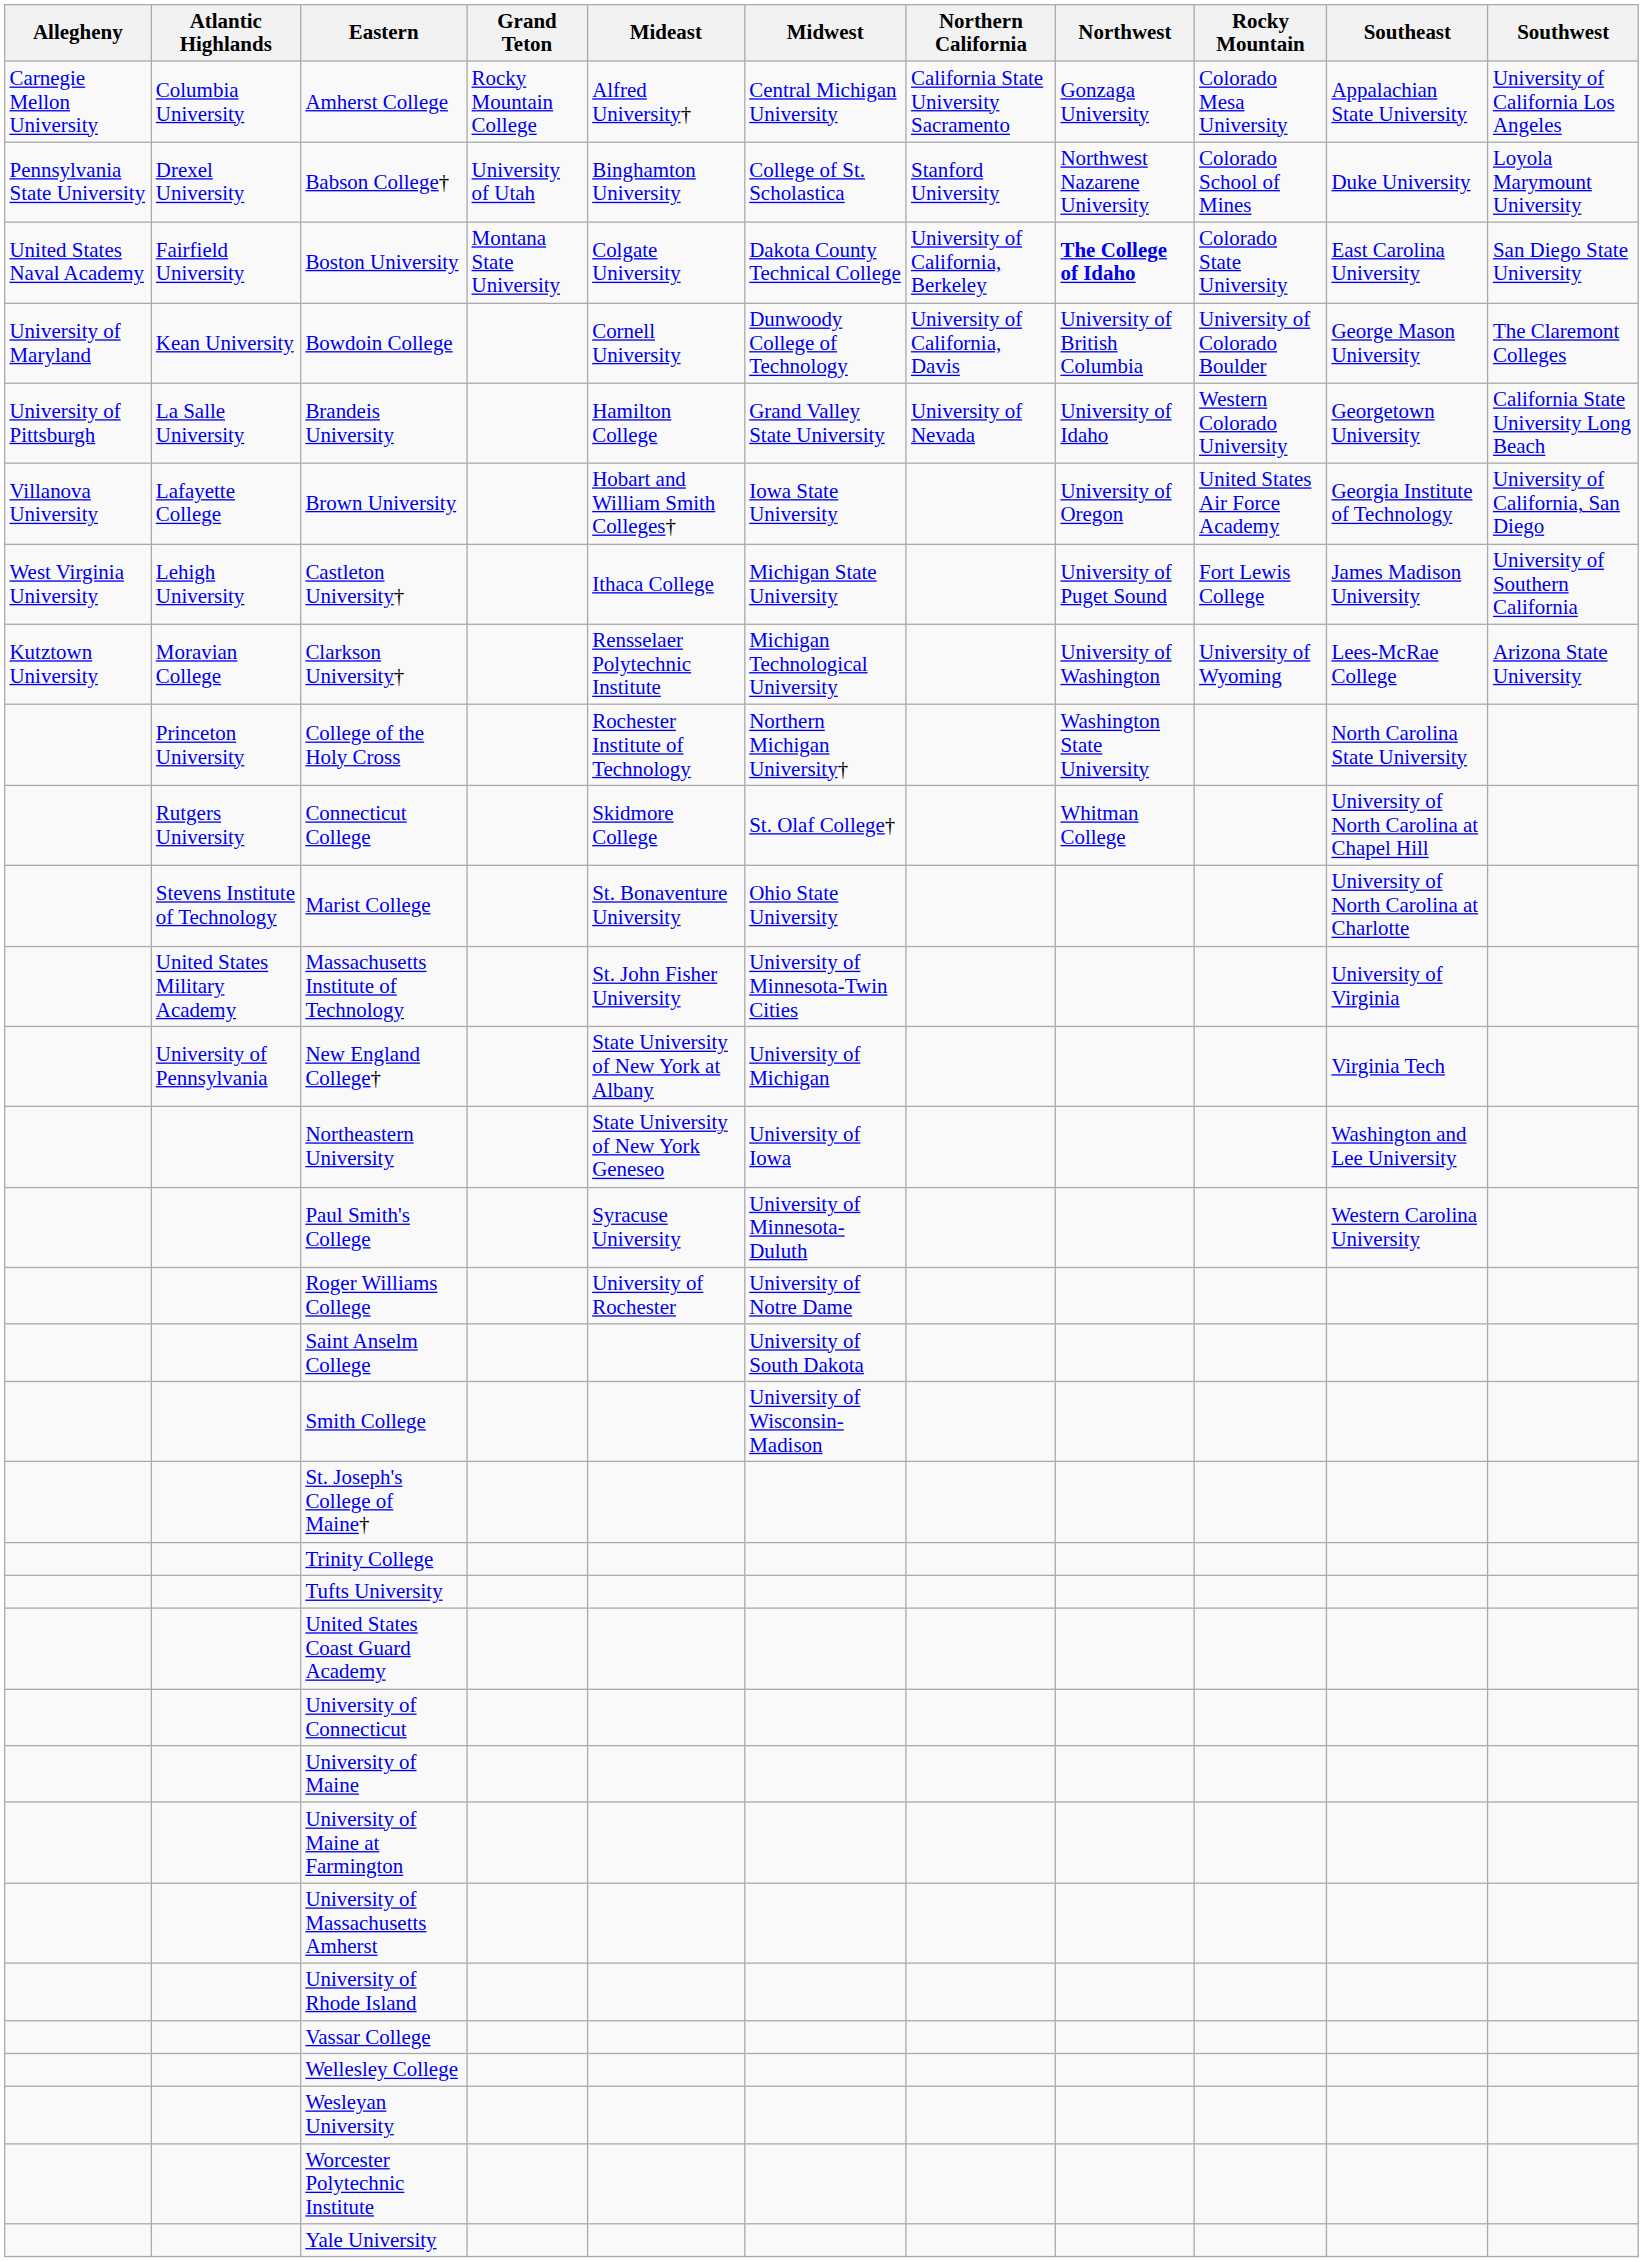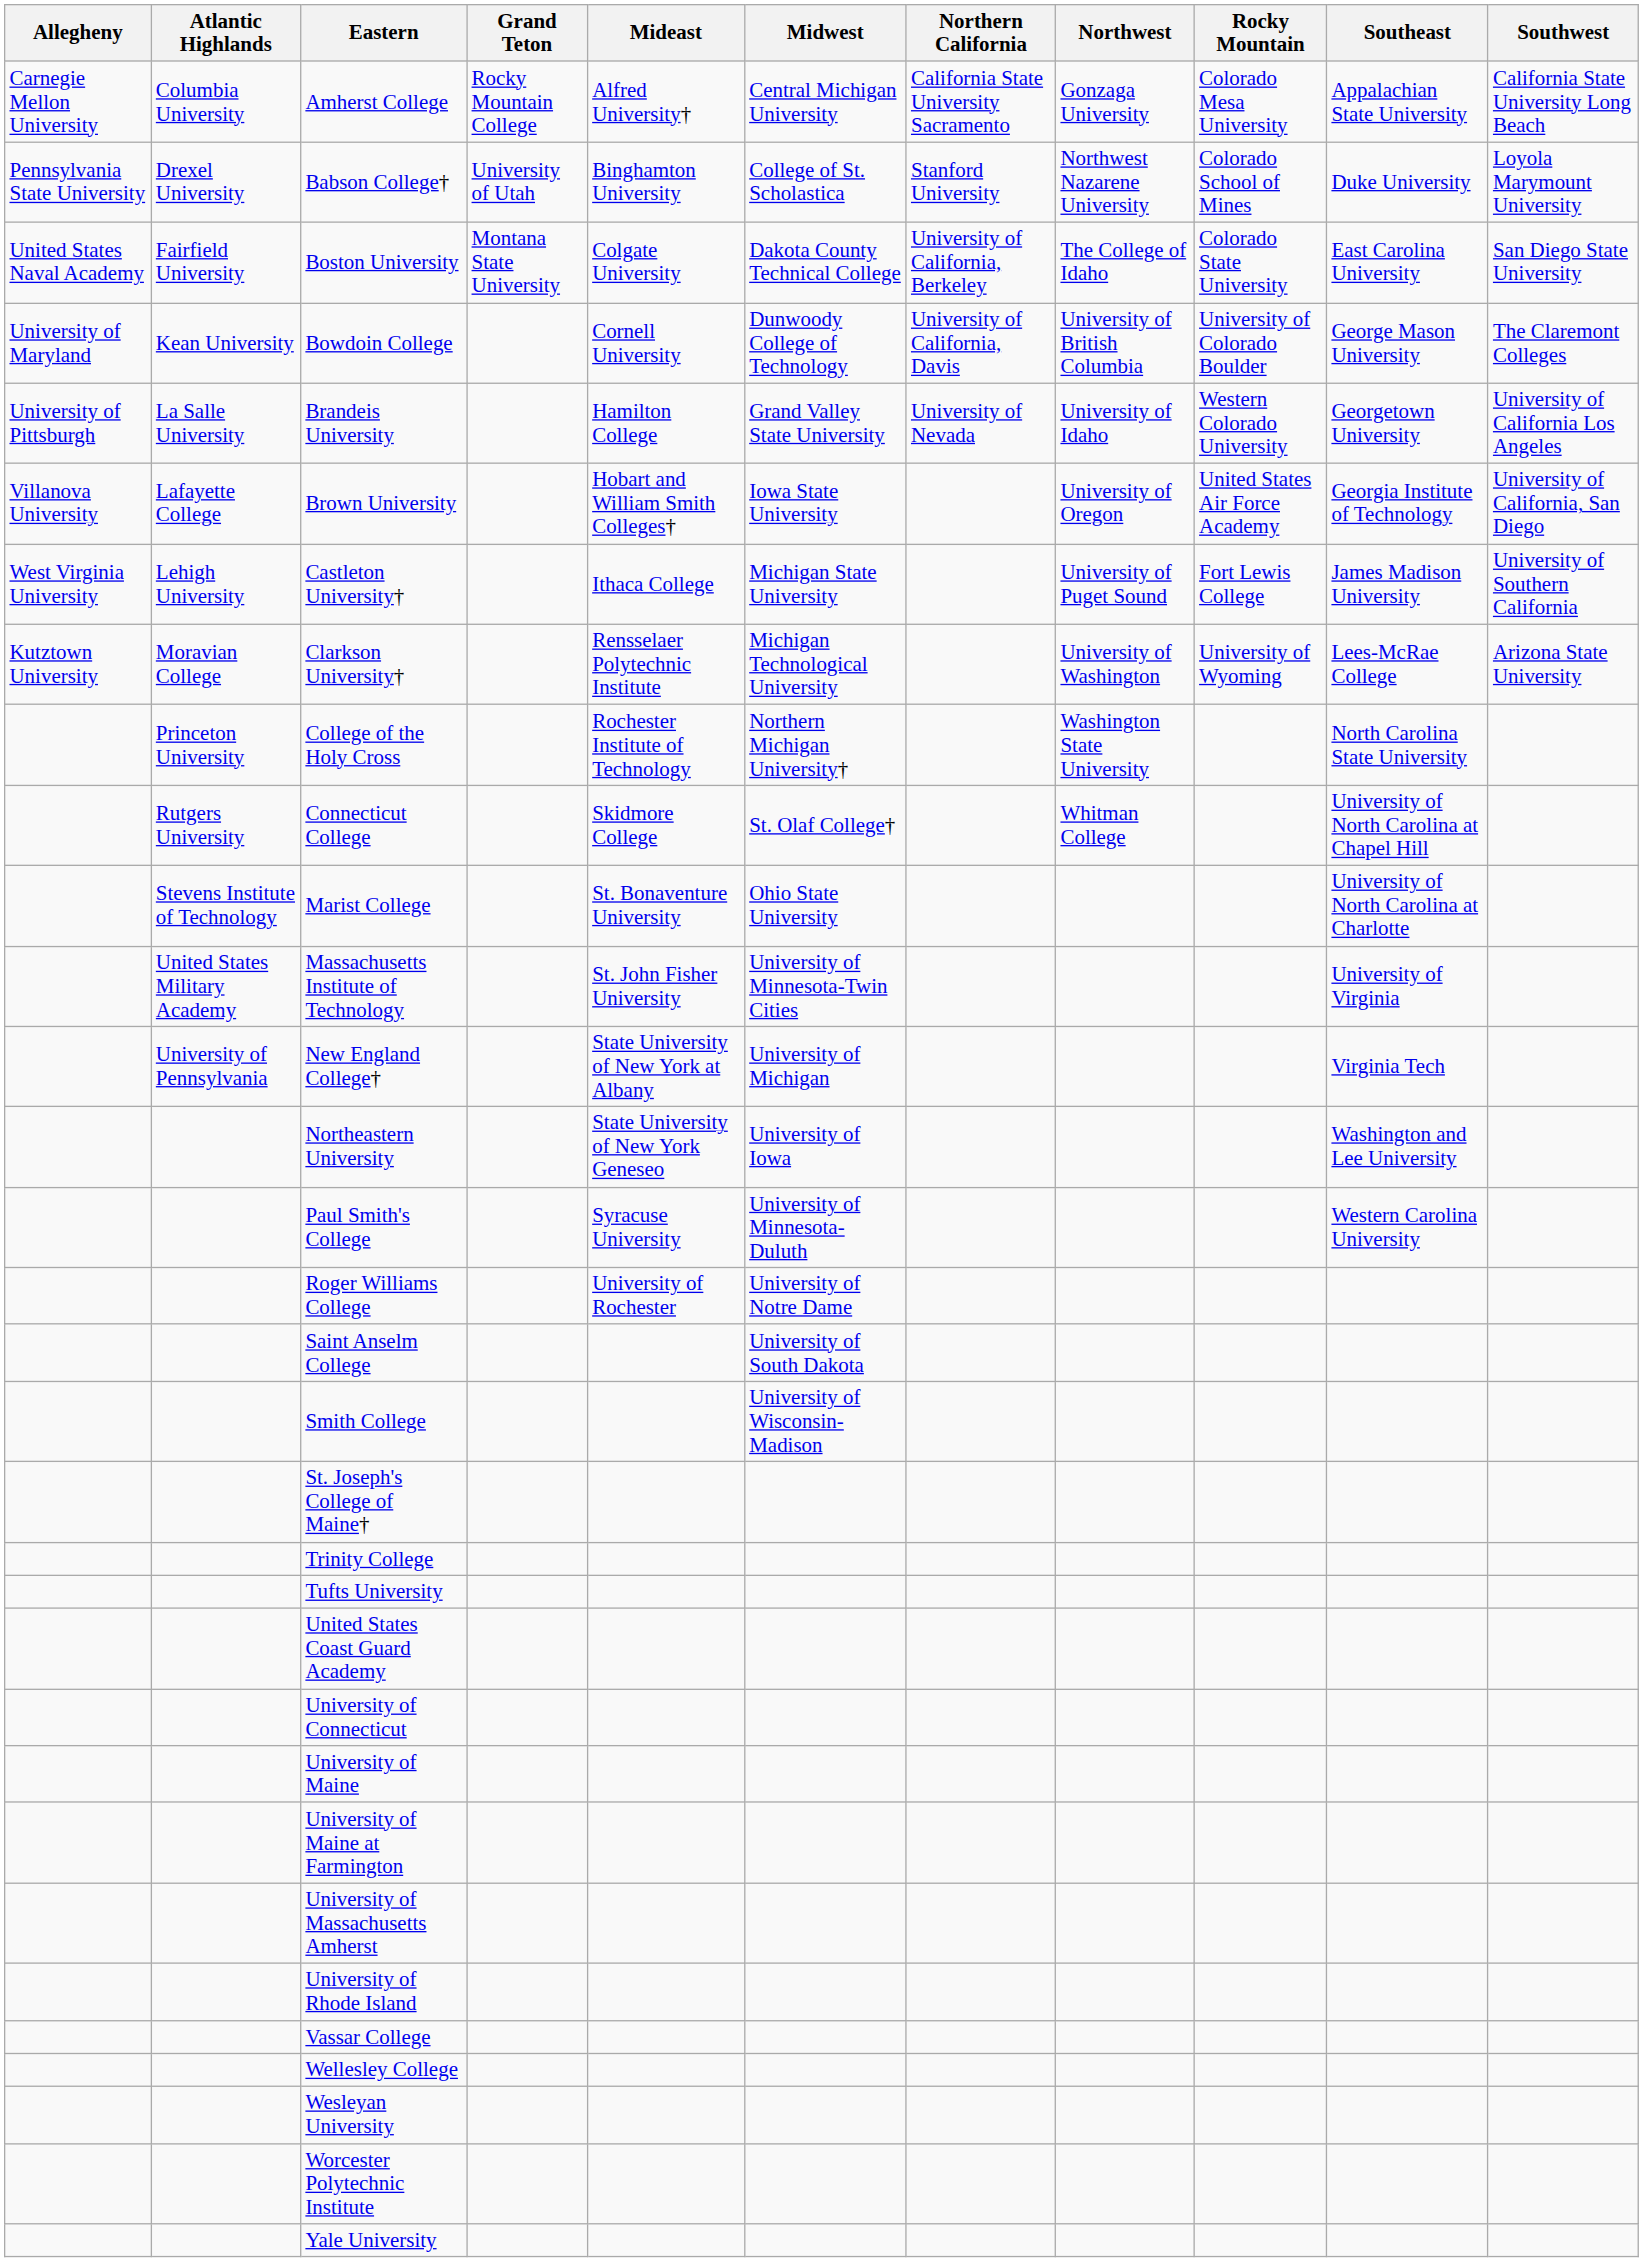(1554, 101) University of California Los Angeles -> (1562, 101) California State University Long Beach
(1114, 262) bold -> (1123, 262) normal
(1562, 423) California State University Long Beach -> (1554, 423) University of California Los Angeles
